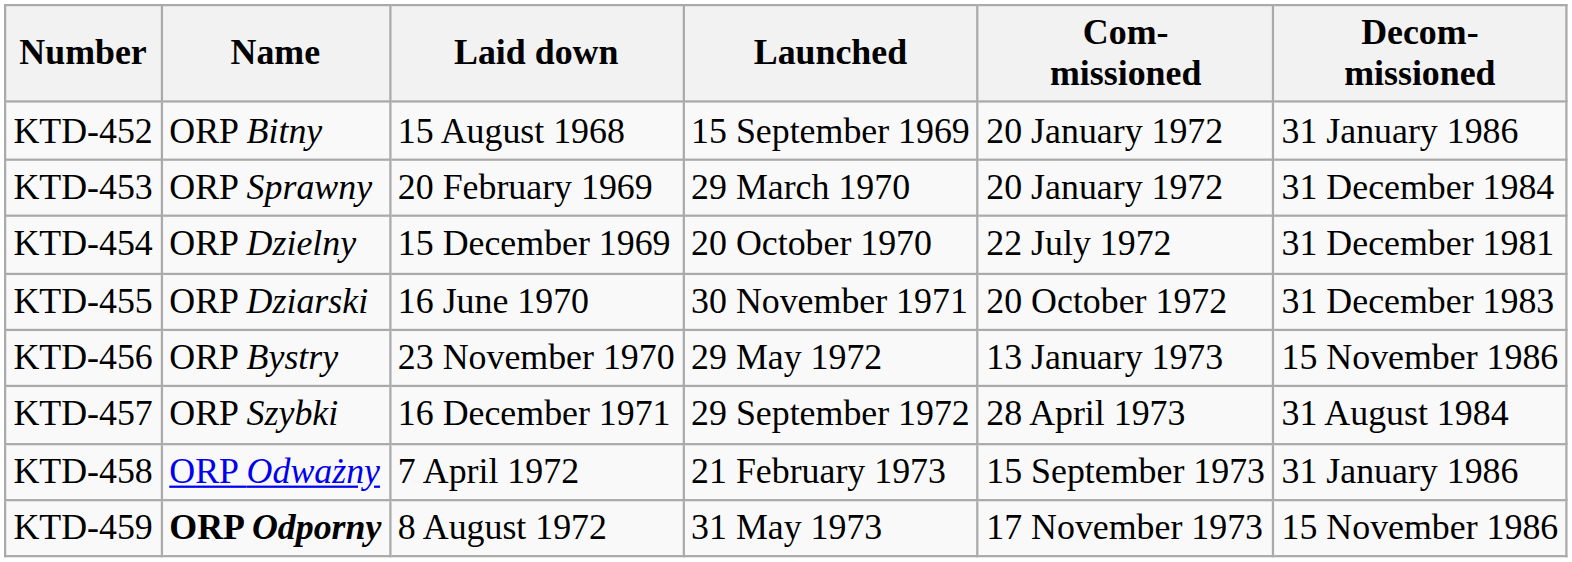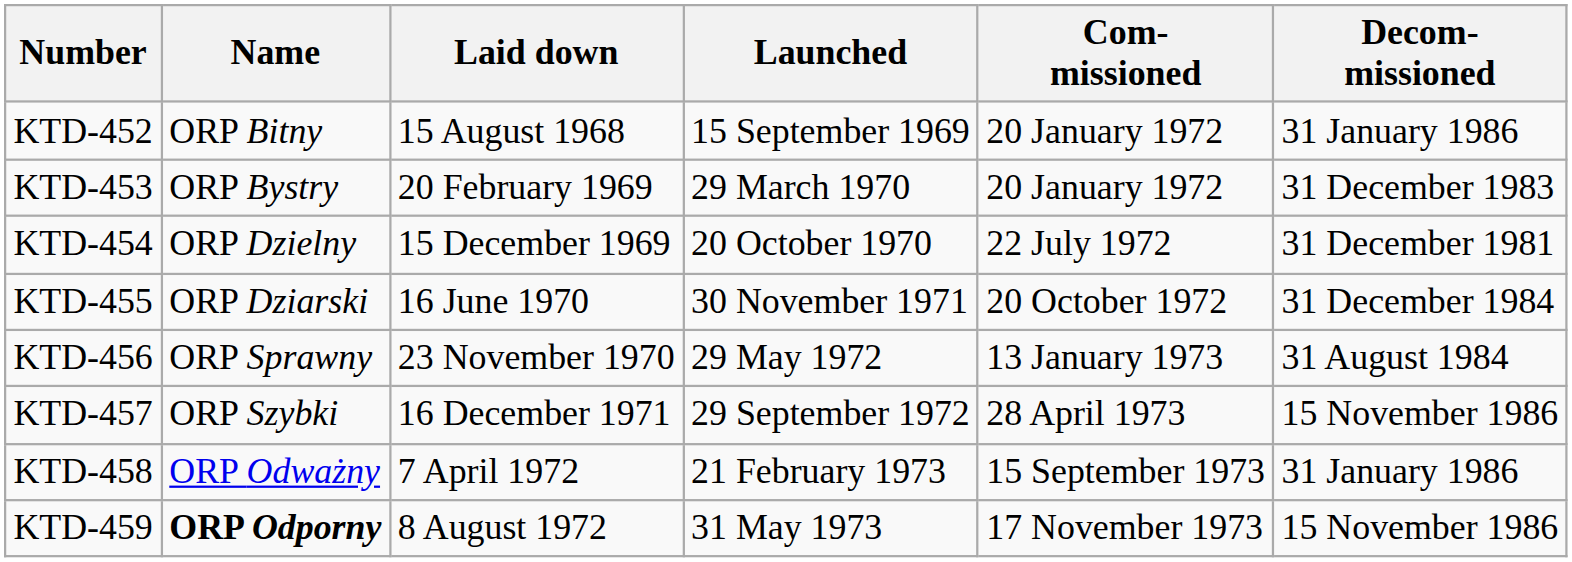(271, 186) ORP Sprawny -> (254, 186) ORP Bystry
(1418, 186) 31 December 1984 -> (1418, 186) 31 December 1983
(1418, 300) 31 December 1983 -> (1418, 300) 31 December 1984
(254, 357) ORP Bystry -> (271, 357) ORP Sprawny
(1420, 357) 15 November 1986 -> (1395, 357) 31 August 1984
(1395, 414) 31 August 1984 -> (1420, 414) 15 November 1986
